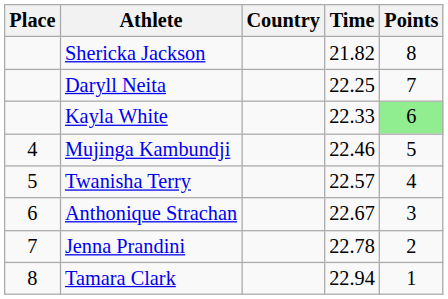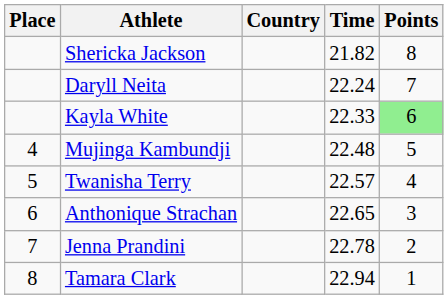(352, 85) 22.25 -> (352, 85) 22.24
(352, 149) 22.46 -> (352, 149) 22.48
(352, 213) 22.67 -> (352, 213) 22.65
